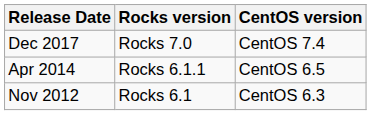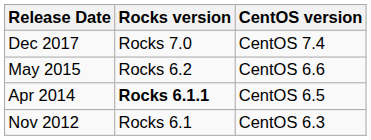+ row: (44, 69)
(162, 69) normal -> (164, 95) bold
